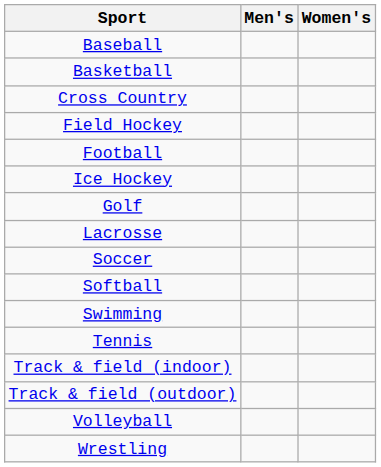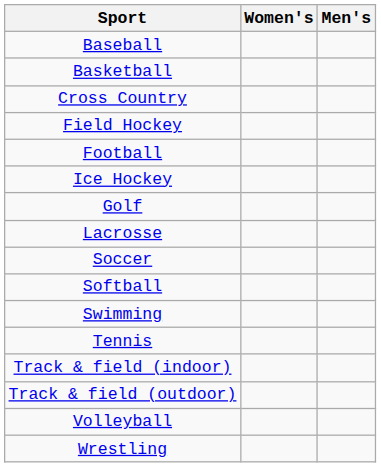columns swapped: (269, 18) <-> (336, 18)
